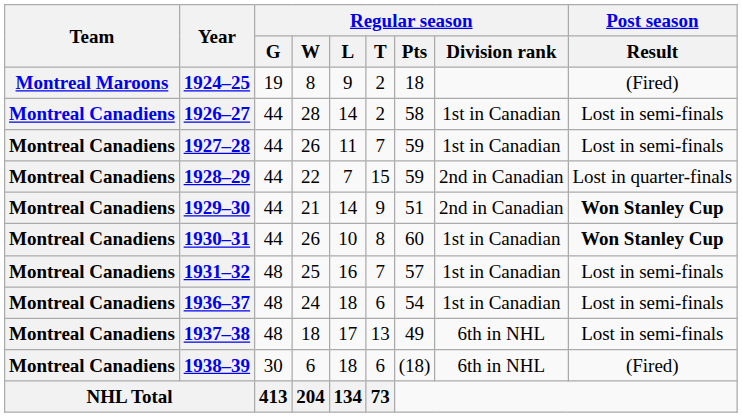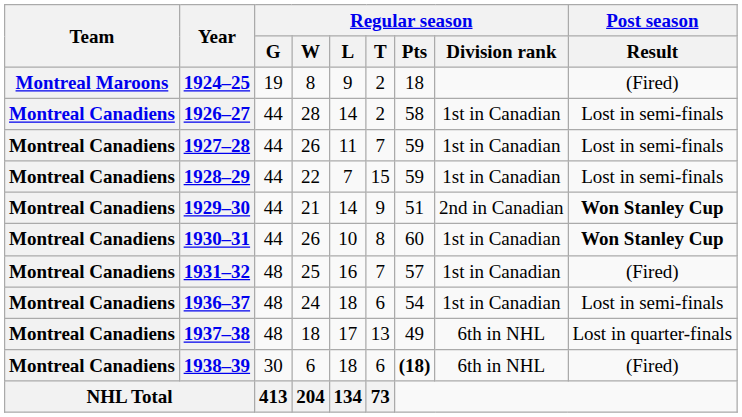(501, 176) 2nd in Canadian -> (501, 176) 1st in Canadian
(652, 176) Lost in quarter-finals -> (652, 176) Lost in semi-finals
(652, 270) Lost in semi-finals -> (652, 270) (Fired)
(652, 333) Lost in semi-finals -> (652, 333) Lost in quarter-finals
(414, 364) normal -> (414, 364) bold
